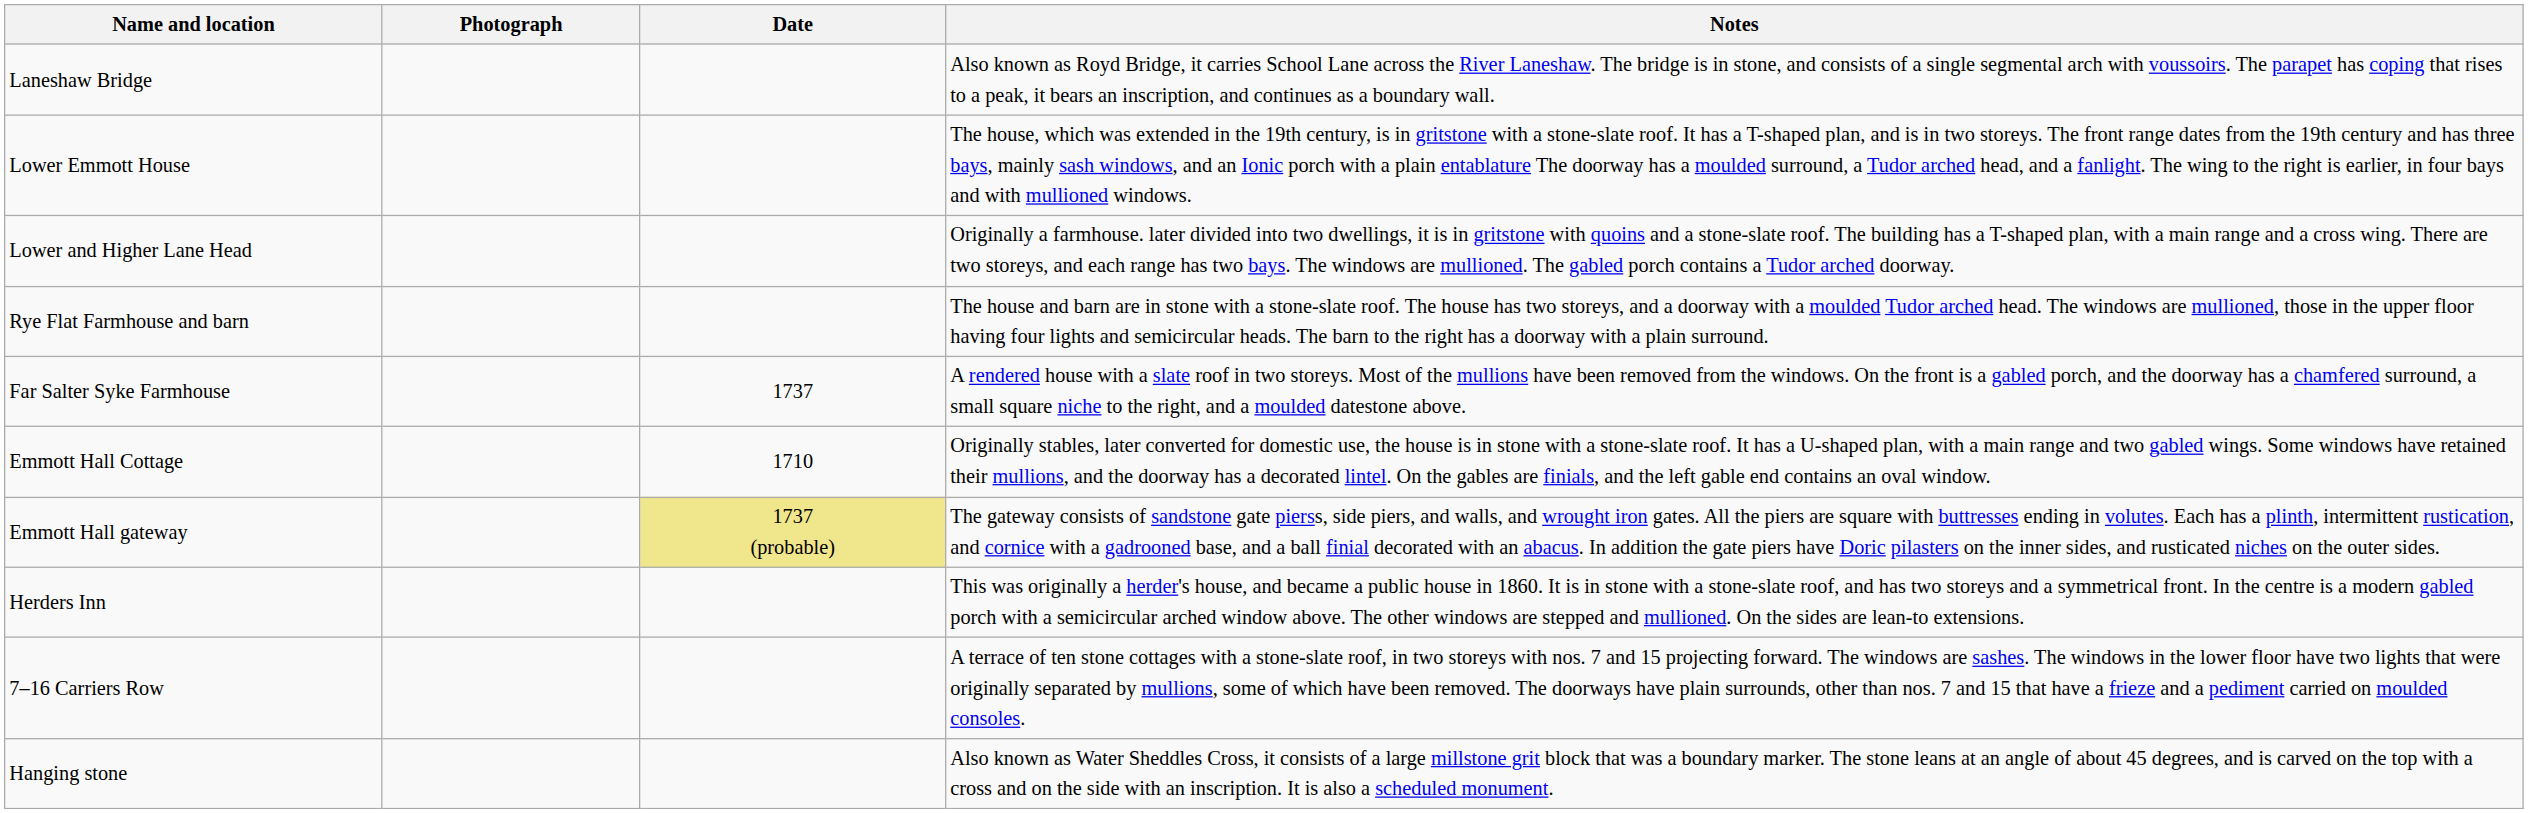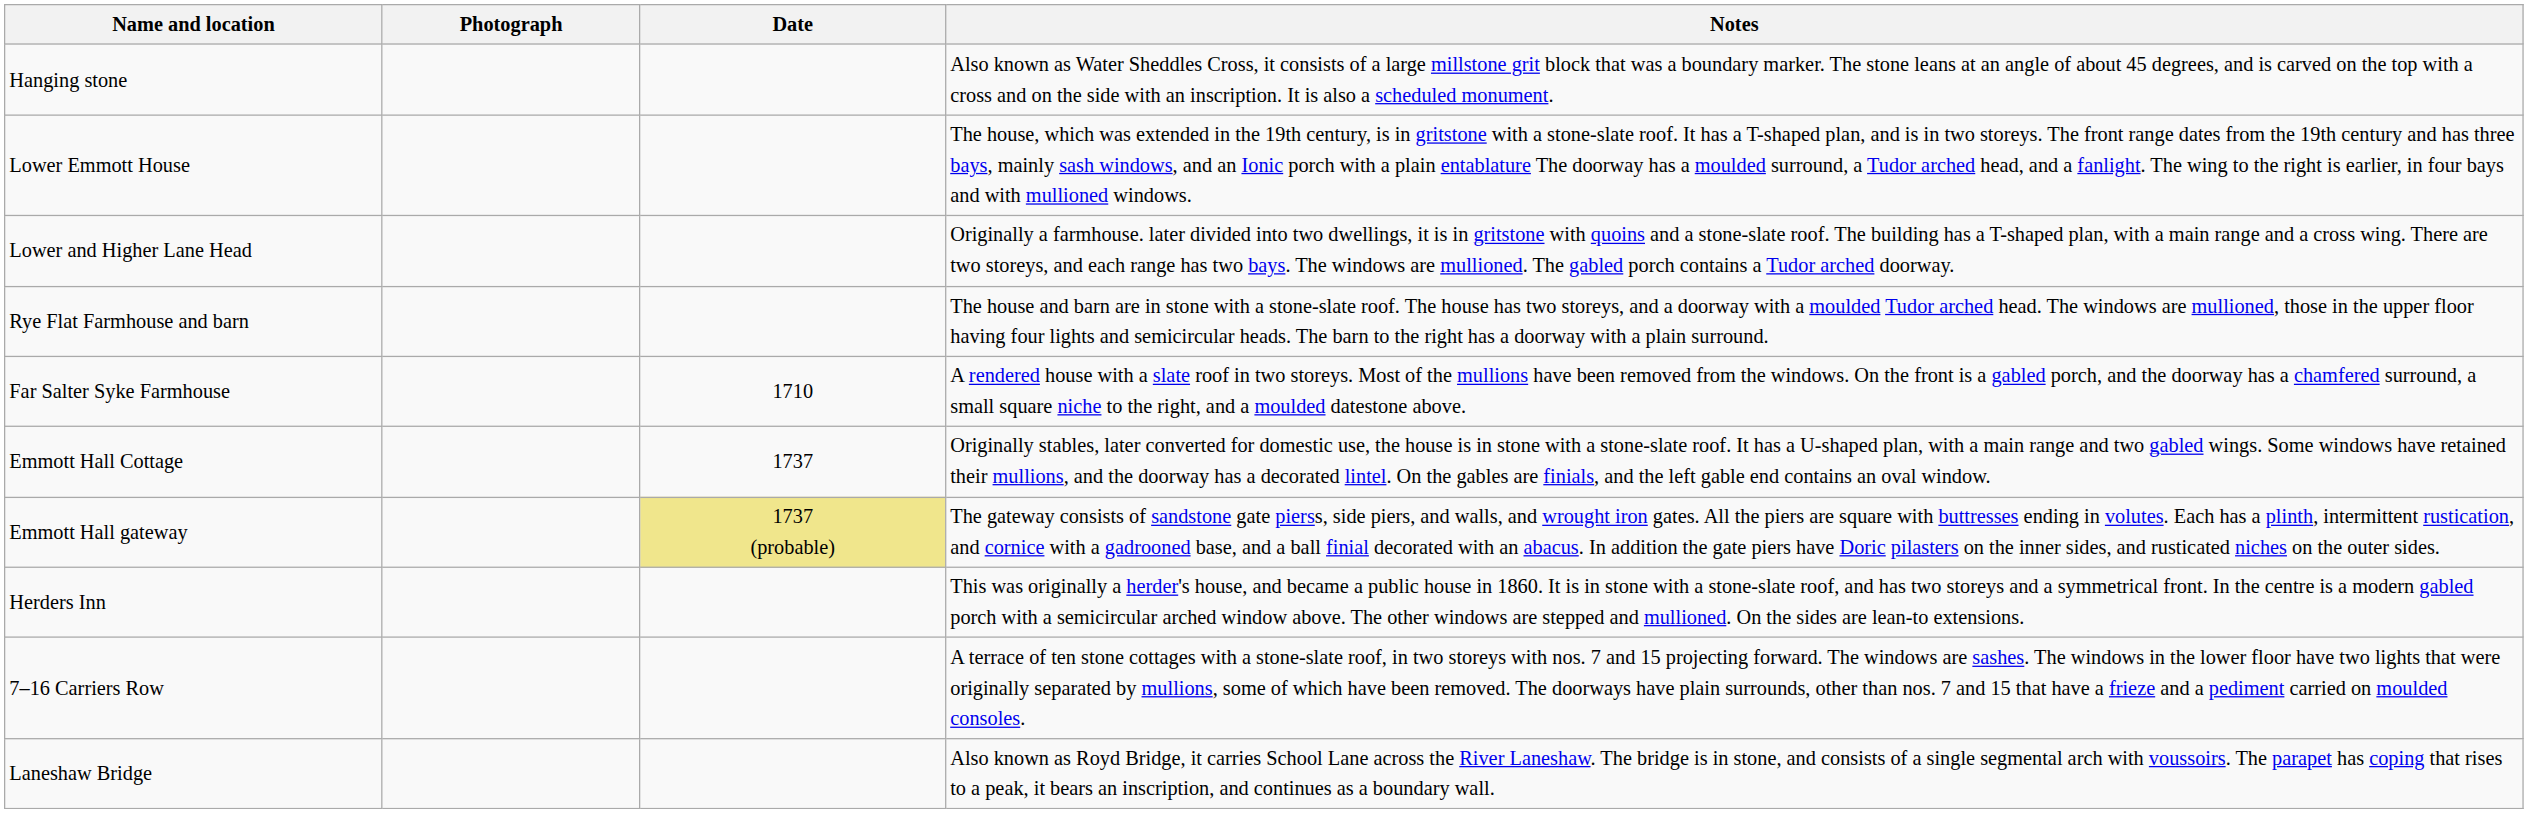rows swapped: (68, 773) <-> (81, 79)
(793, 391) 1737 -> (793, 391) 1710
(793, 461) 1710 -> (793, 461) 1737
